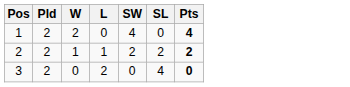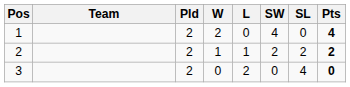+ column: (104, 14)
